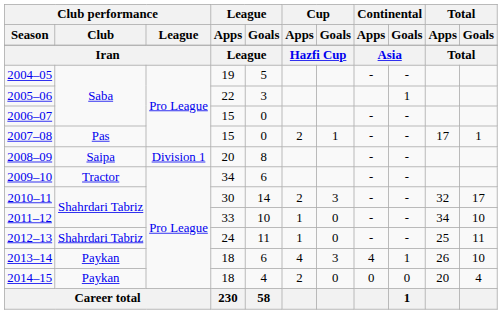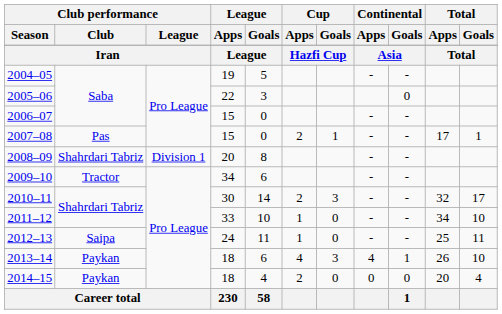(407, 95) 1 -> (407, 95) 0
(101, 156) Saipa -> (101, 156) Shahrdari Tabriz
(101, 237) Shahrdari Tabriz -> (101, 237) Saipa
